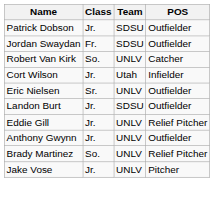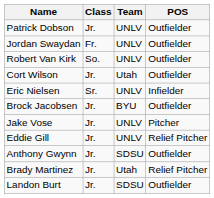(130, 28) SDSU -> (129, 28) UNLV
(130, 43) SDSU -> (129, 43) UNLV
(166, 59) Catcher -> (170, 59) Outfielder
(166, 75) Infielder -> (170, 75) Outfielder
(170, 91) Outfielder -> (166, 91) Infielder
+ row: (42, 106)
rows swapped: (29, 169) <-> (34, 106)
(129, 138) UNLV -> (130, 153) SDSU
(93, 153) So. -> (90, 169) Jr.
(129, 153) UNLV -> (127, 169) Utah
